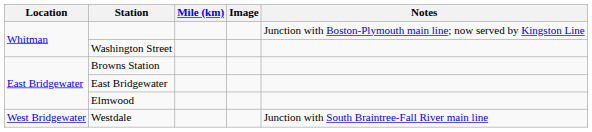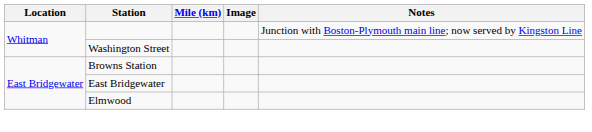- row: (111, 118)
